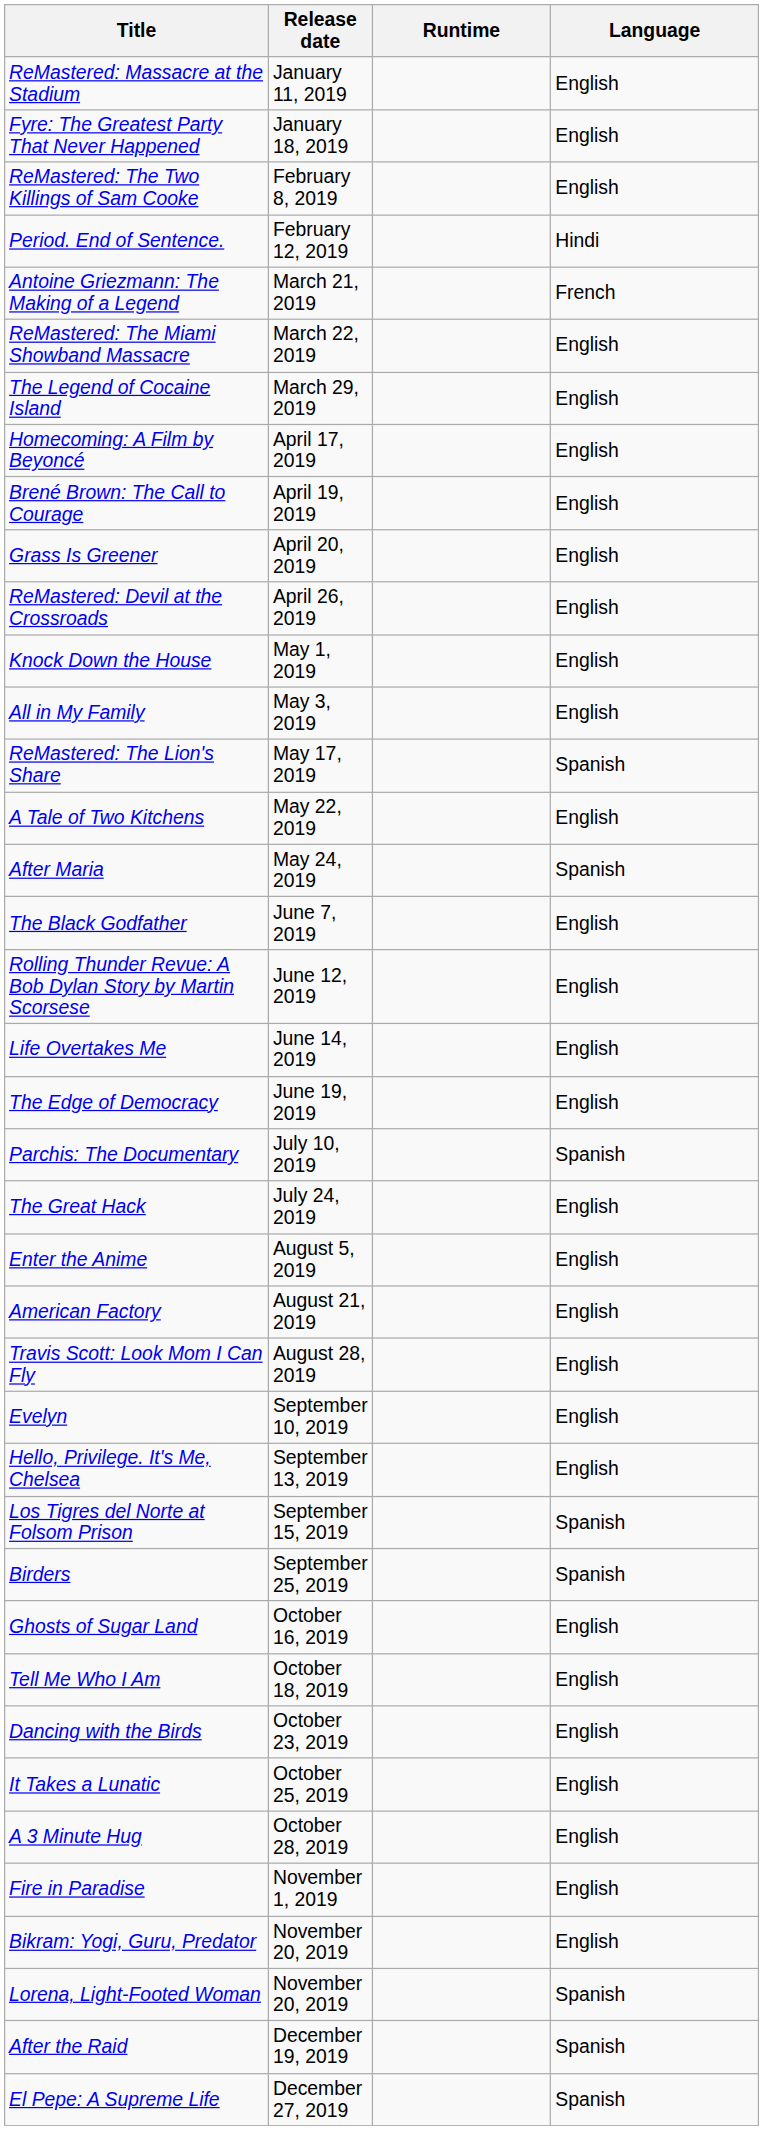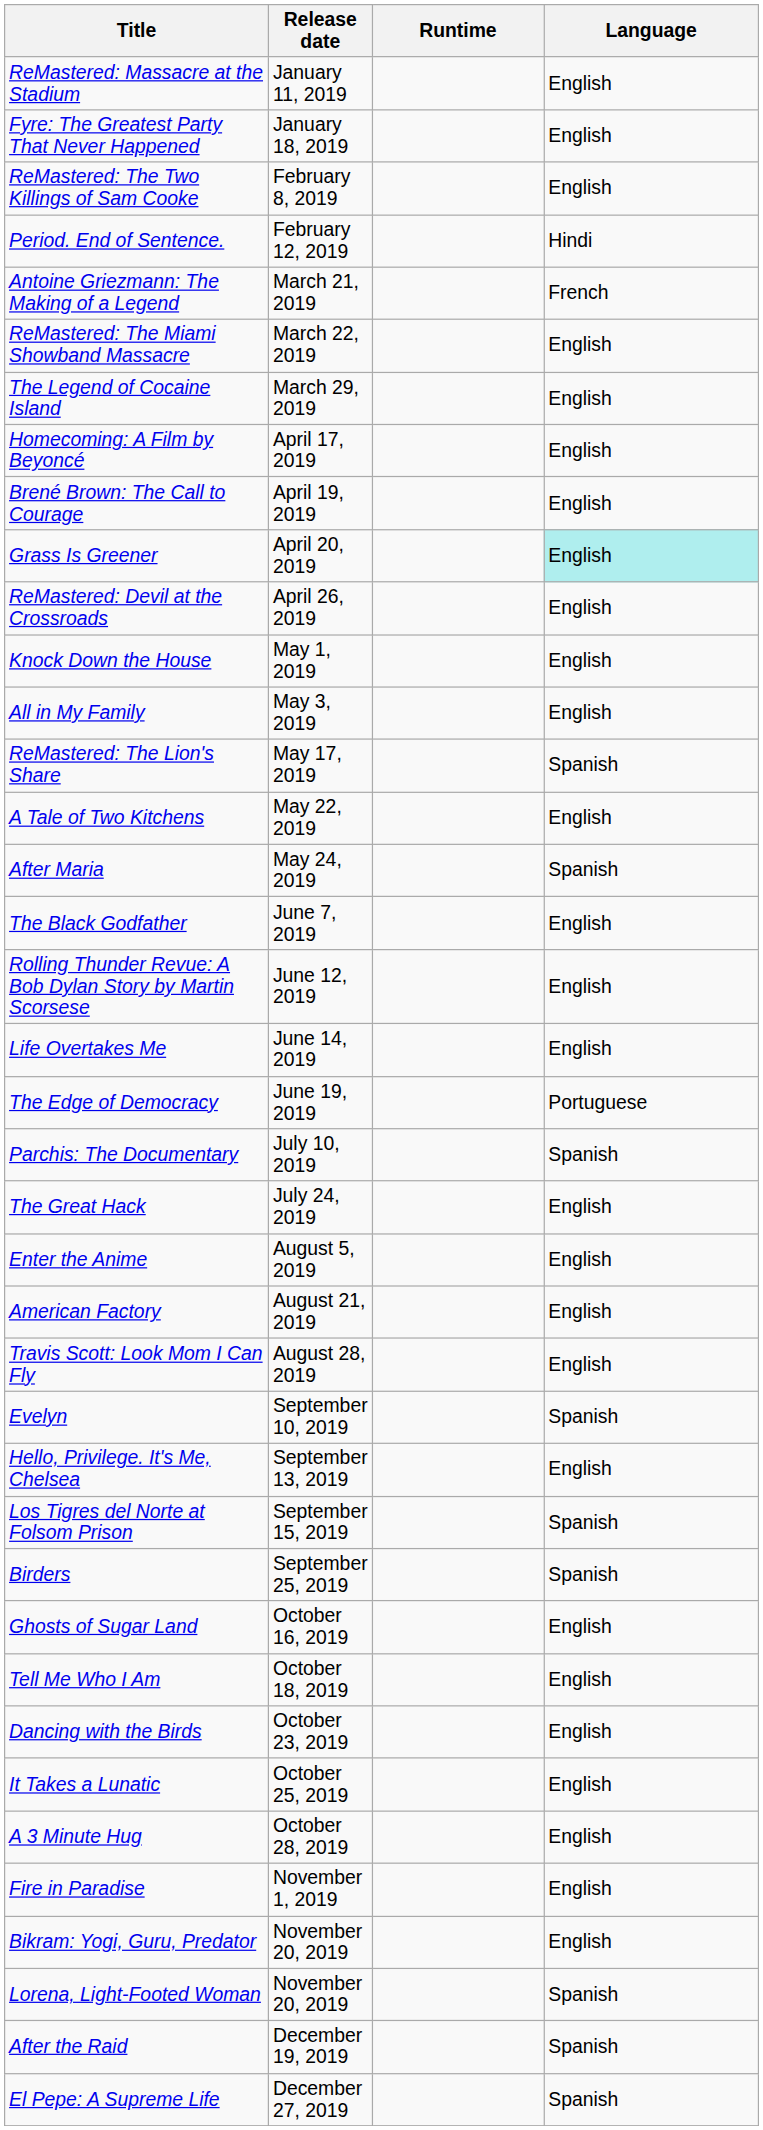(587, 555) no background -> (580, 555) paleturquoise background
(587, 1102) English -> (598, 1102) Portuguese
(587, 1417) English -> (583, 1417) Spanish
